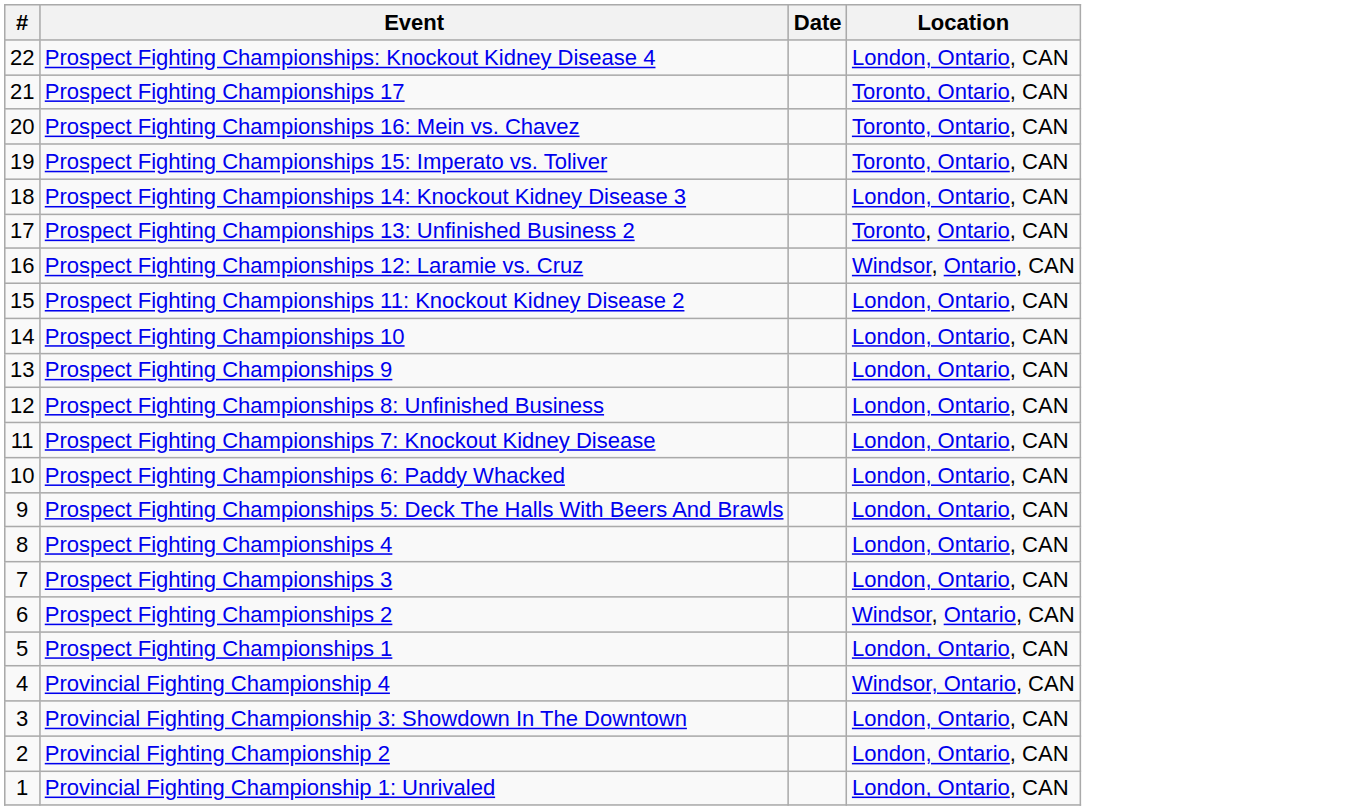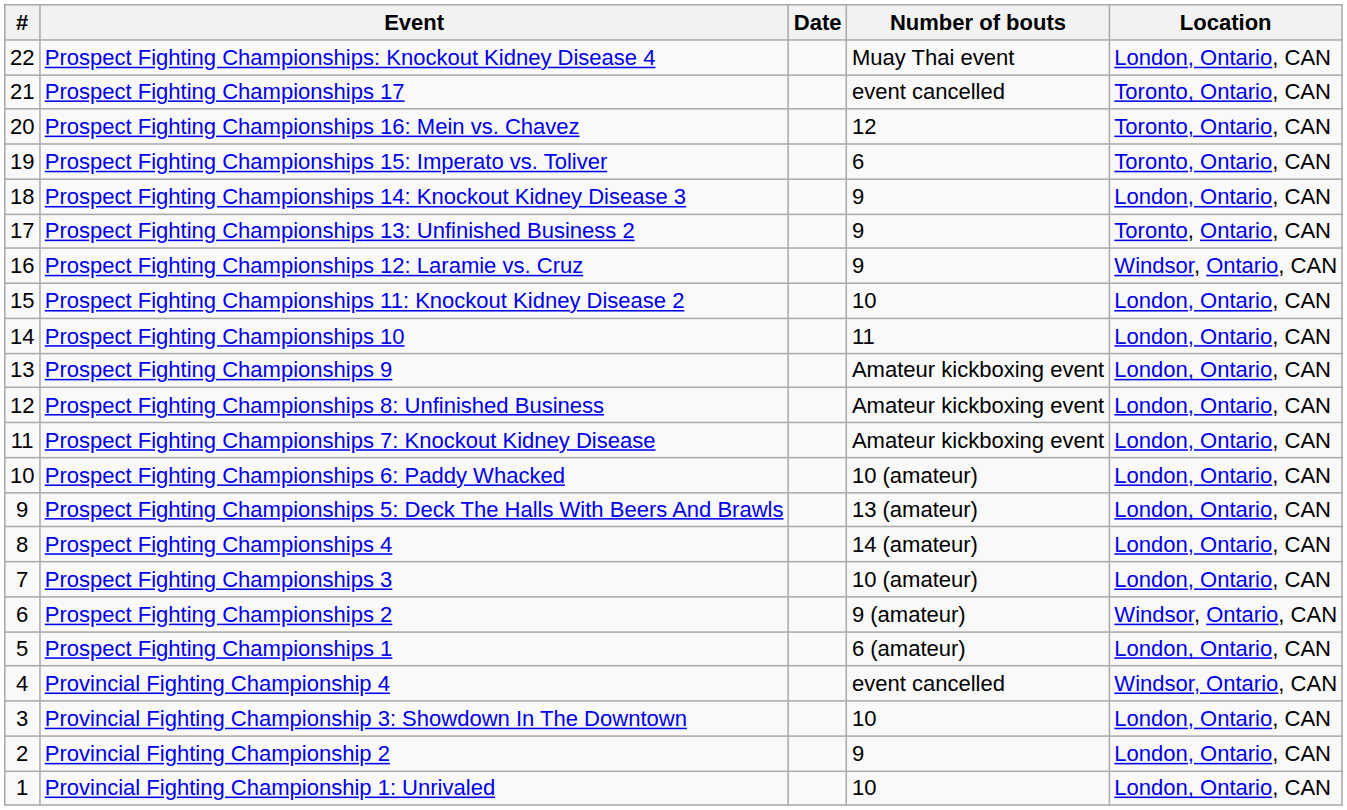+ column: (978, 23)
